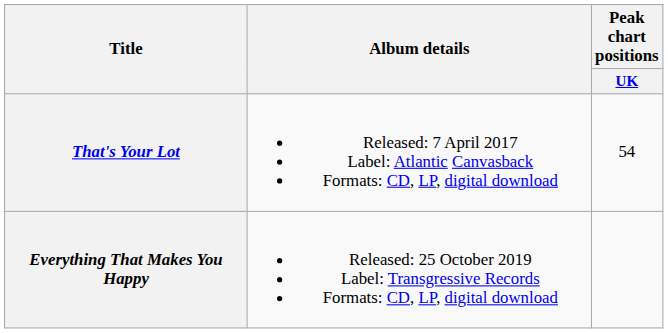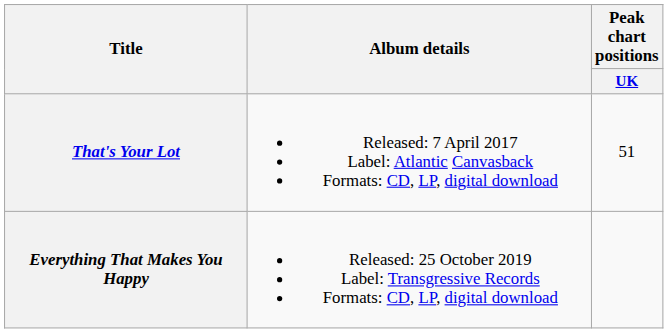(627, 152) 54 -> (627, 152) 51
